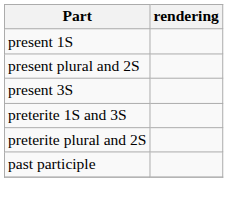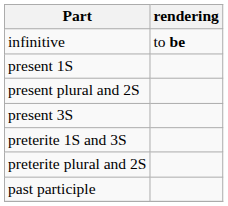+ row: (37, 41)
